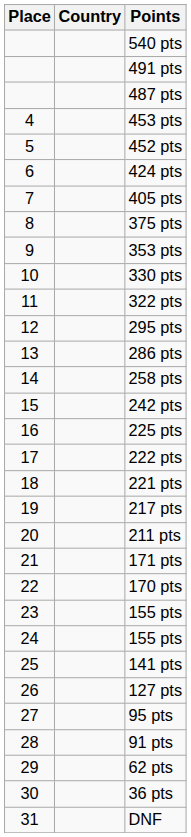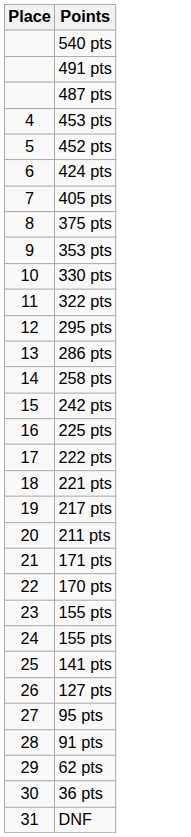- column: (90, 17)
